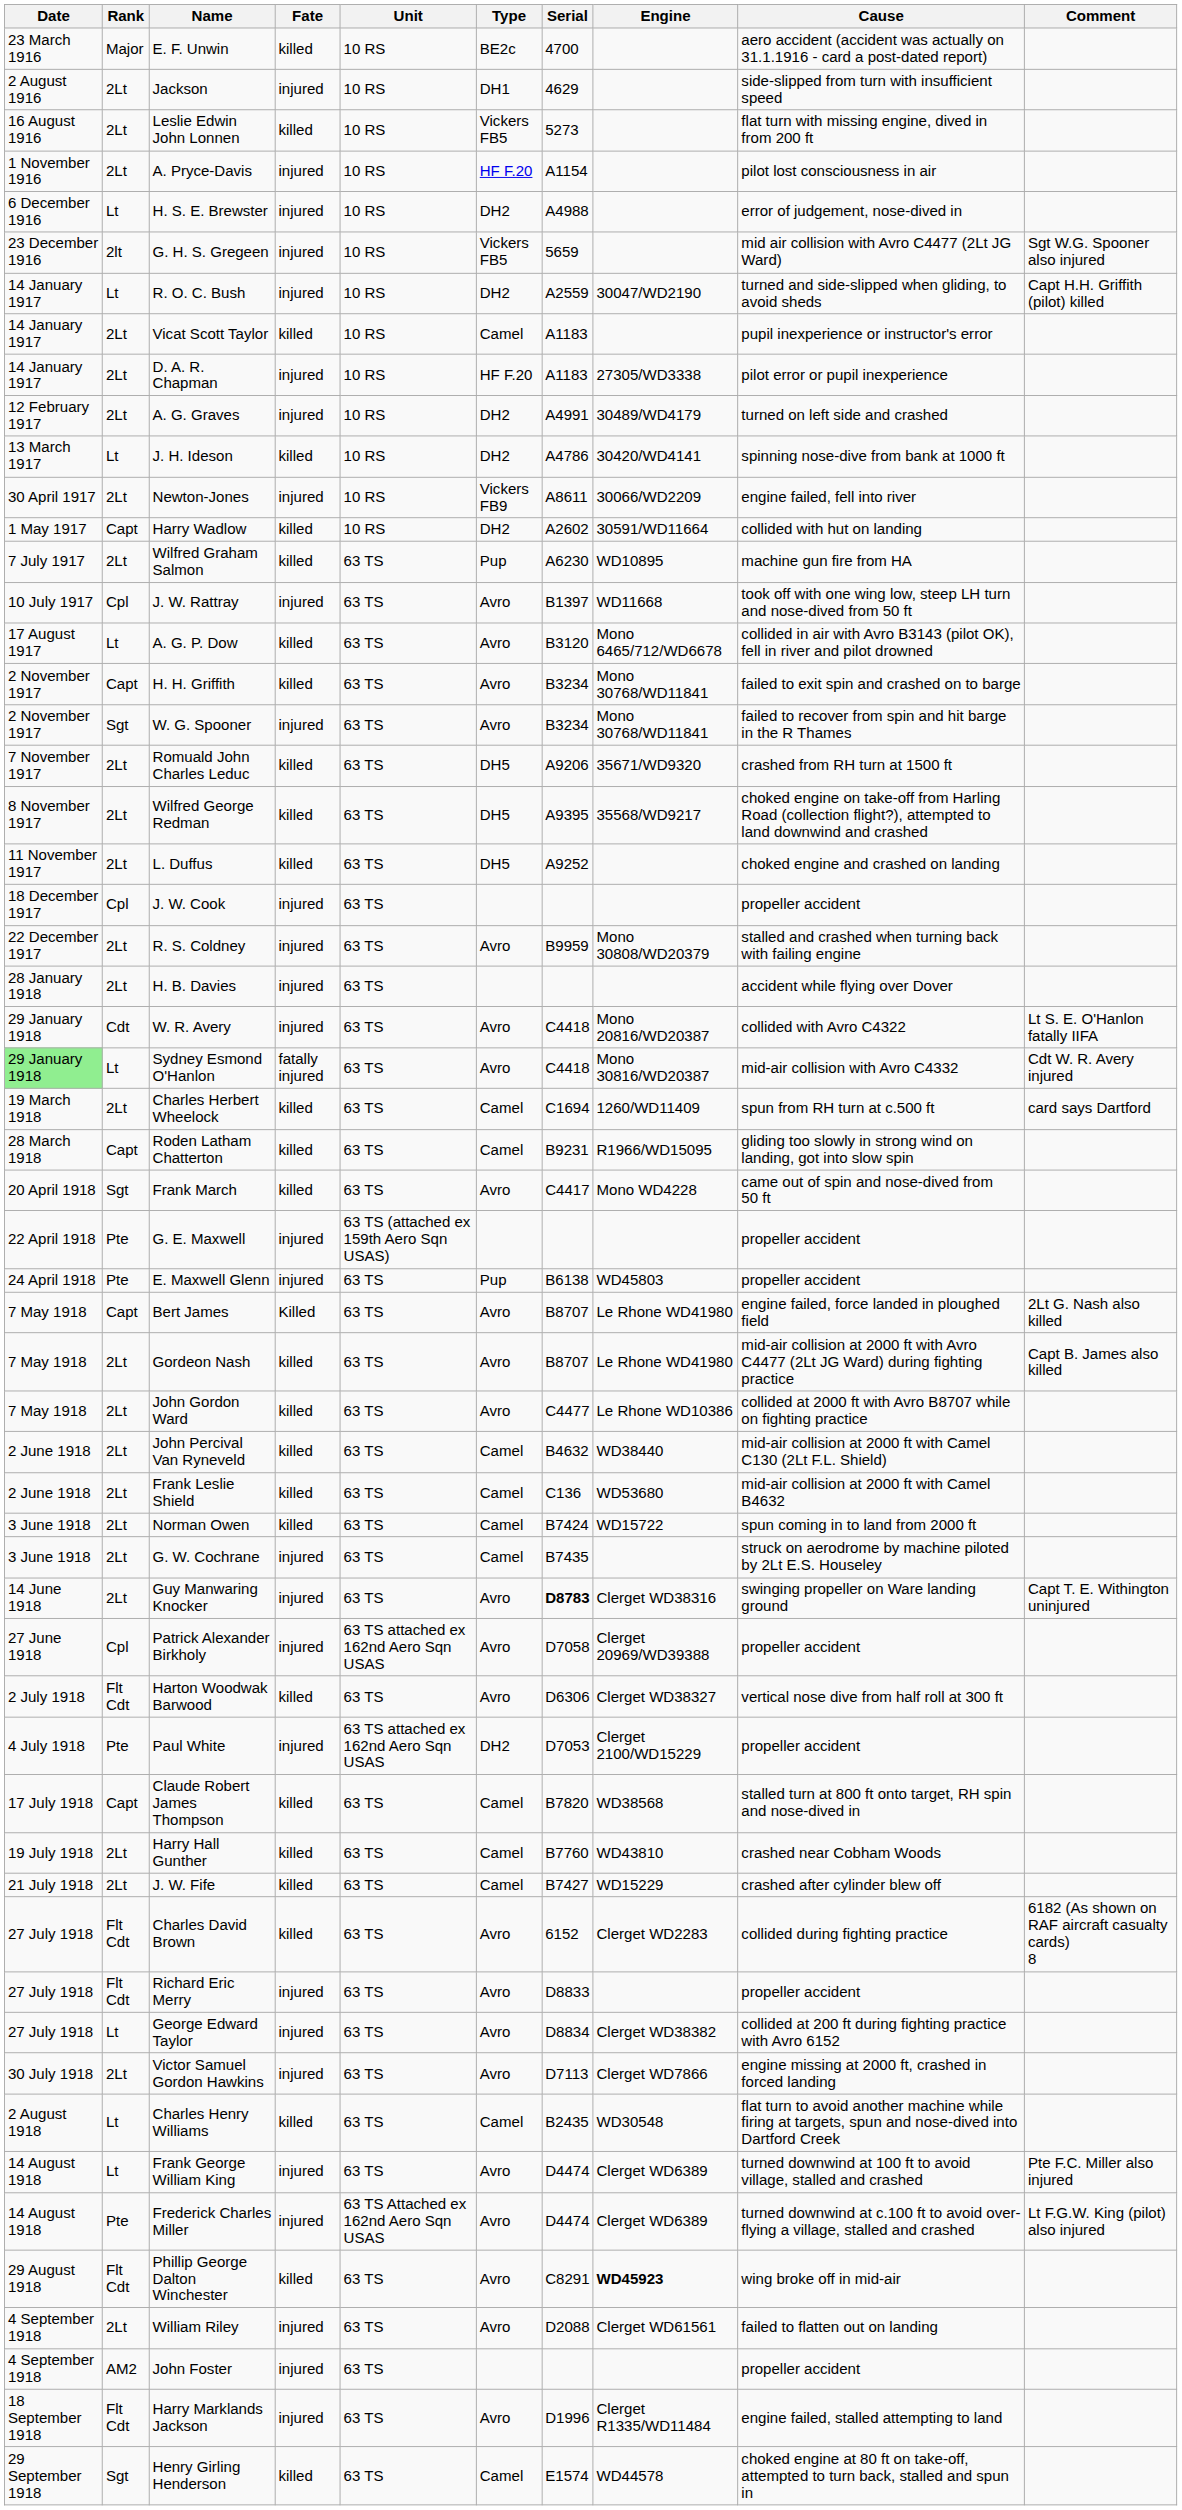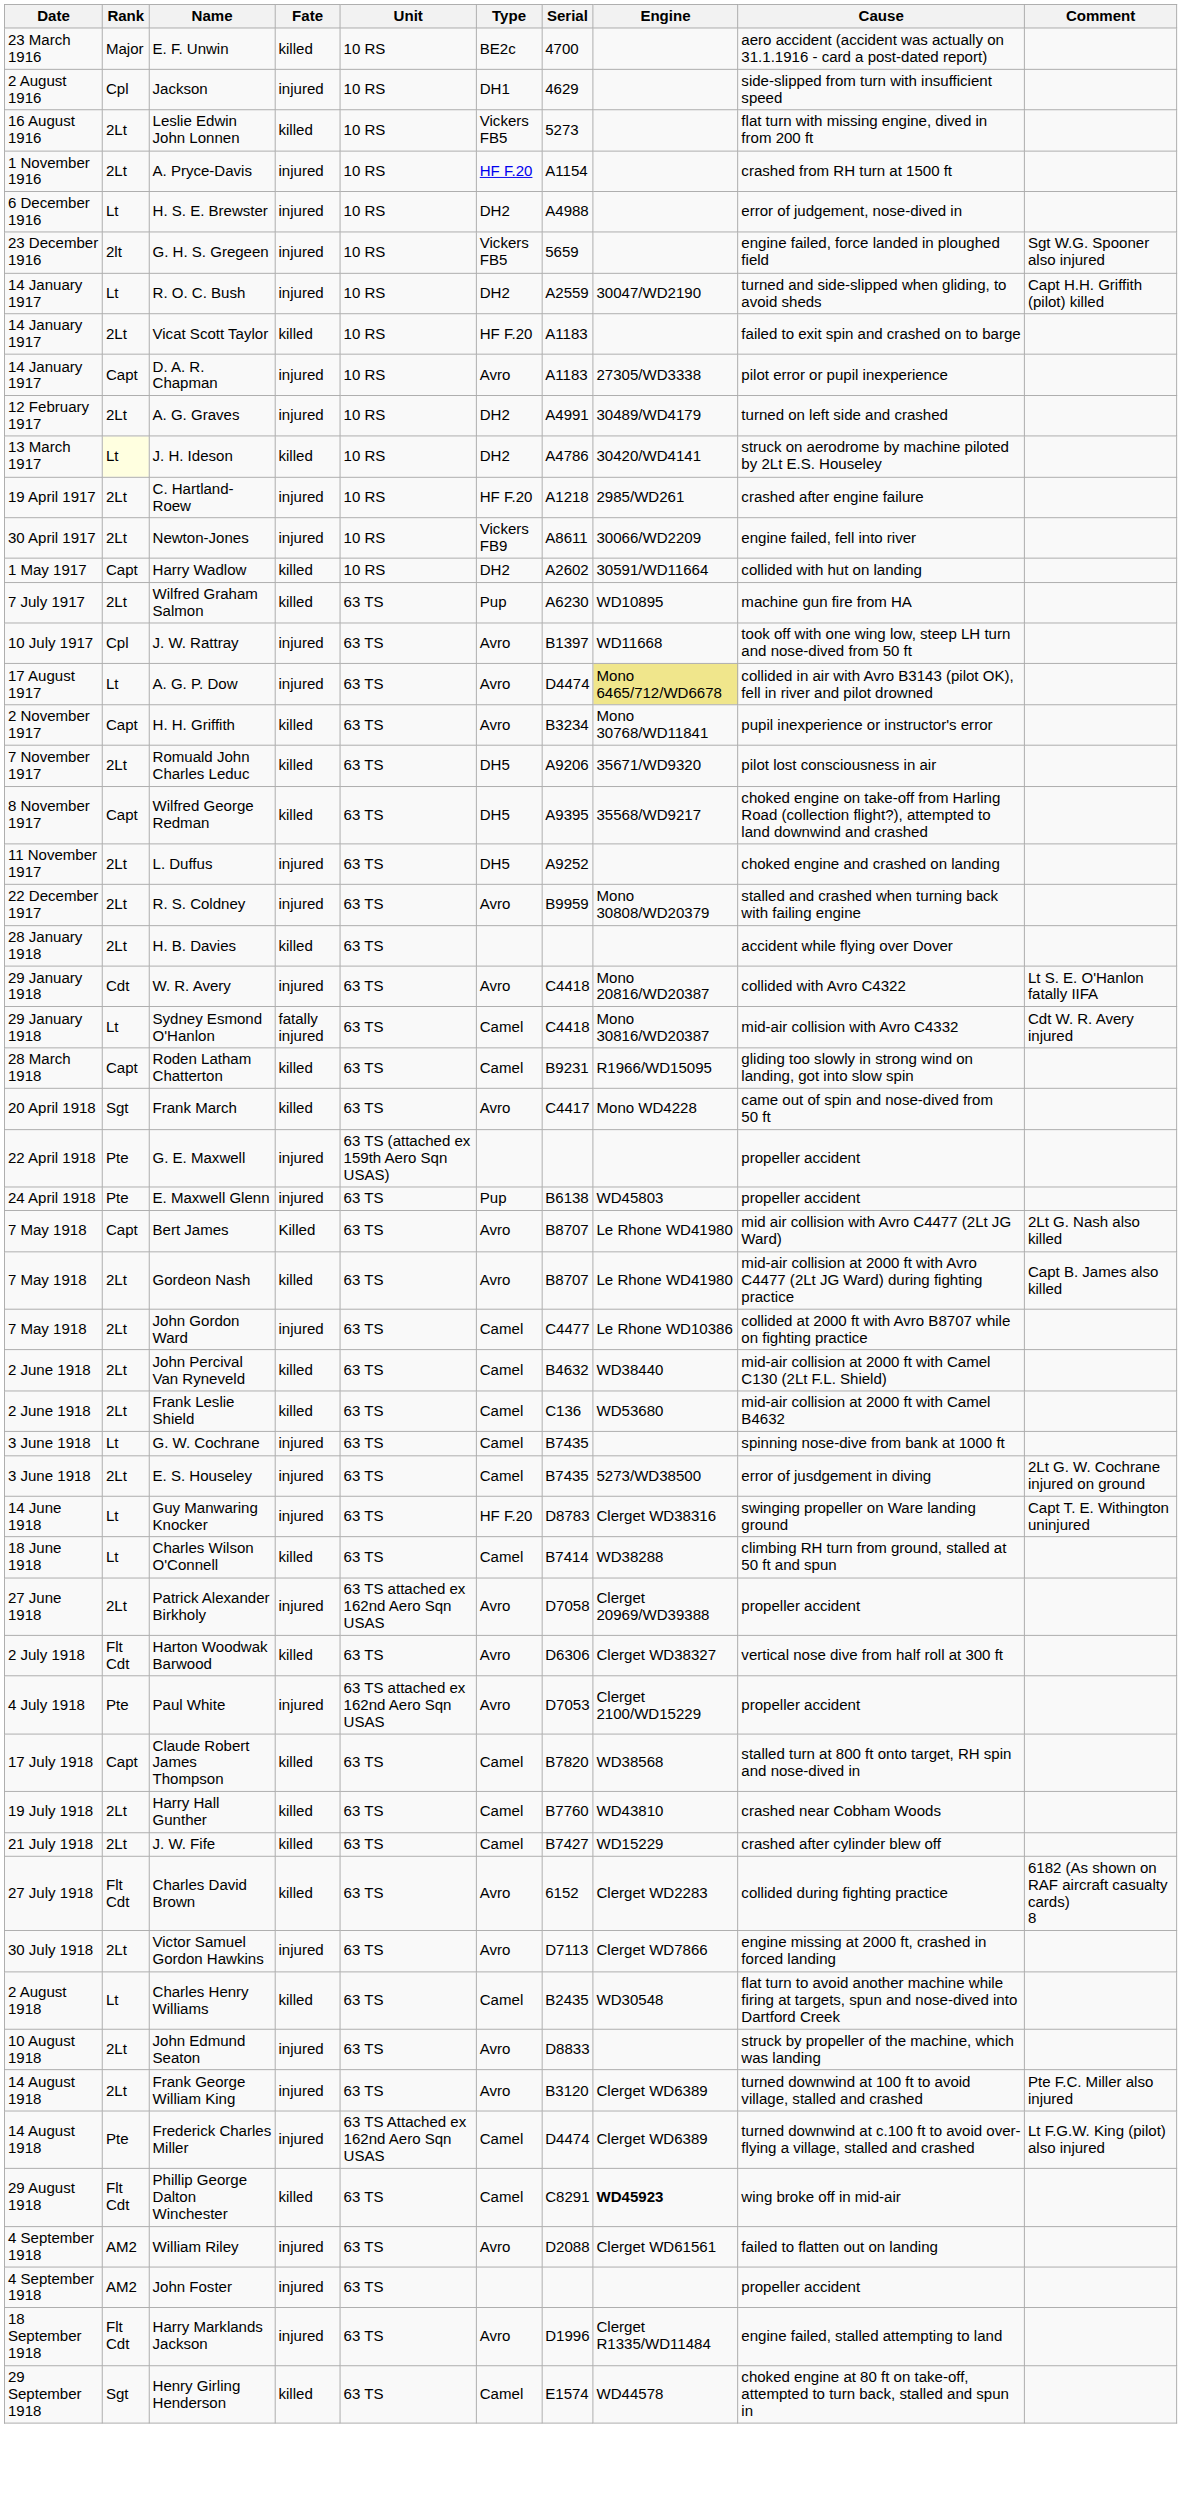(116, 89) 2Lt -> (117, 89) Cpl
(839, 171) pilot lost consciousness in air -> (847, 171) crashed from RH turn at 1500 ft
(876, 252) mid air collision with Avro C4477 (2Lt JG Ward) -> (871, 252) engine failed, force landed in ploughed field
(501, 334) Camel -> (506, 334) HF F.20
(867, 334) pupil inexperience or instructor's error -> (881, 334) failed to exit spin and crashed on to barge
(116, 374) 2Lt -> (122, 374) Capt
(506, 374) HF F.20 -> (495, 374) Avro
(112, 456) no background -> (112, 456) lightyellow background
(873, 456) spinning nose-dive from bank at 1000 ft -> (875, 456) struck on aerodrome by machine piloted by 2Lt E.S. Houseley
+ row: (193, 497)
(296, 643) killed -> (301, 684) injured
(567, 643) B3120 -> (567, 684) D4474
(659, 643) no background -> (659, 684) khaki background
(881, 684) failed to exit spin and crashed on to barge -> (867, 724) pupil inexperience or instructor's error
- row: (202, 724)
(847, 765) crashed from RH turn at 1500 ft -> (839, 765) pilot lost consciousness in air
(116, 814) 2Lt -> (122, 814) Capt
(296, 864) killed -> (301, 864) injured
- row: (189, 904)
(301, 986) injured -> (296, 945) killed
(45, 1068) lightgreen background -> (45, 1027) no background
(495, 1068) Avro -> (501, 1027) Camel
- row: (206, 1108)
(871, 1312) engine failed, force landed in ploughed field -> (876, 1231) mid air collision with Avro C4477 (2Lt JG Ward)
(296, 1411) killed -> (301, 1329) injured
(495, 1411) Avro -> (501, 1329) Camel
- row: (201, 1525)
(116, 1557) 2Lt -> (112, 1443) Lt
(875, 1557) struck on aerodrome by machine piloted by 2Lt E.S. Houseley -> (873, 1443) spinning nose-dive from bank at 1000 ft
+ row: (202, 1475)
(116, 1598) 2Lt -> (112, 1516) Lt
(495, 1598) Avro -> (506, 1516) HF F.20
(567, 1598) bold -> (567, 1516) normal
+ row: (203, 1557)
(117, 1647) Cpl -> (116, 1606) 2Lt
(495, 1745) DH2 -> (495, 1705) Avro
- row: (193, 1991)
- row: (205, 2032)
+ row: (199, 2049)
(112, 2171) Lt -> (116, 2090) 2Lt
(567, 2171) D4474 -> (567, 2090) B3120
(495, 2221) Avro -> (501, 2139) Camel
(495, 2278) Avro -> (501, 2197) Camel
(116, 2328) 2Lt -> (121, 2246) AM2
